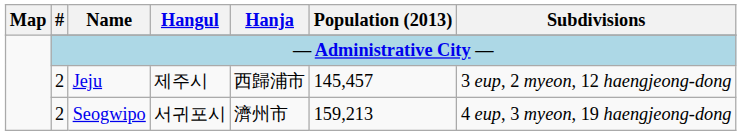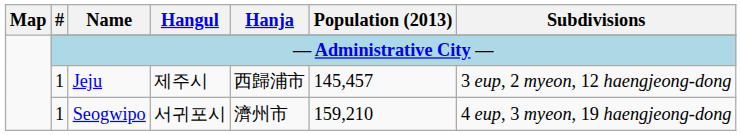(59, 81) 2 -> (59, 81) 1
(59, 113) 2 -> (59, 113) 1
(343, 113) 159,213 -> (343, 113) 159,210
